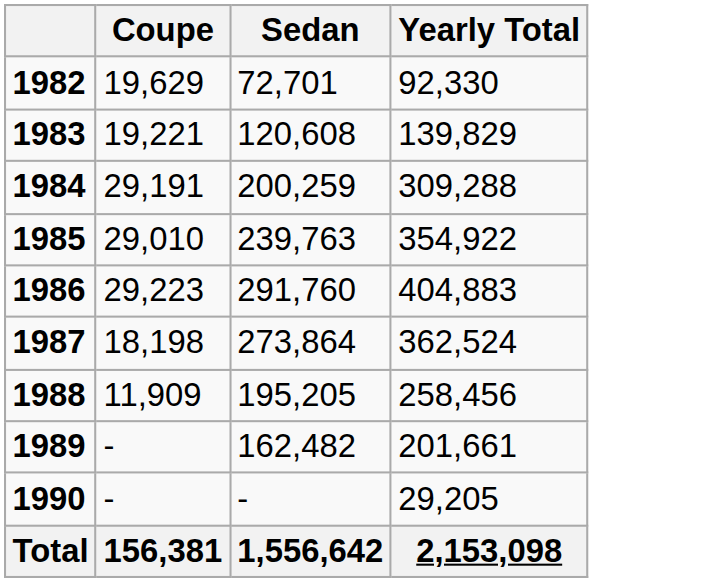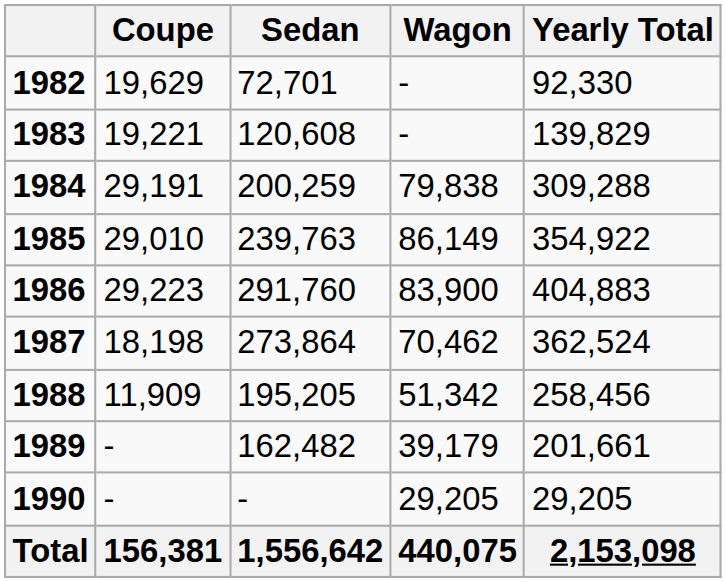+ column: (458, 30)
